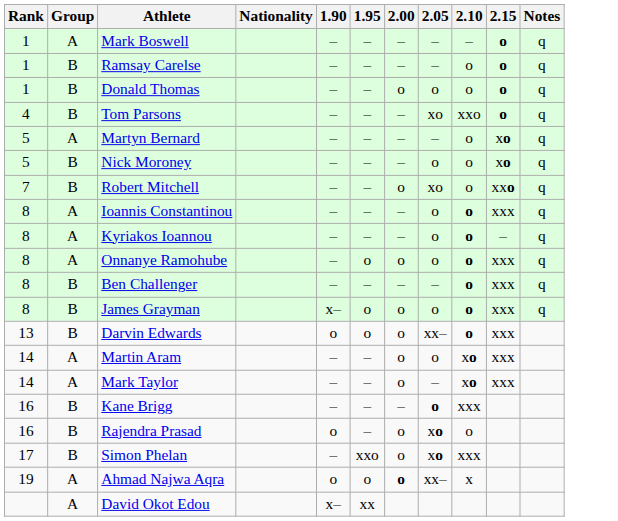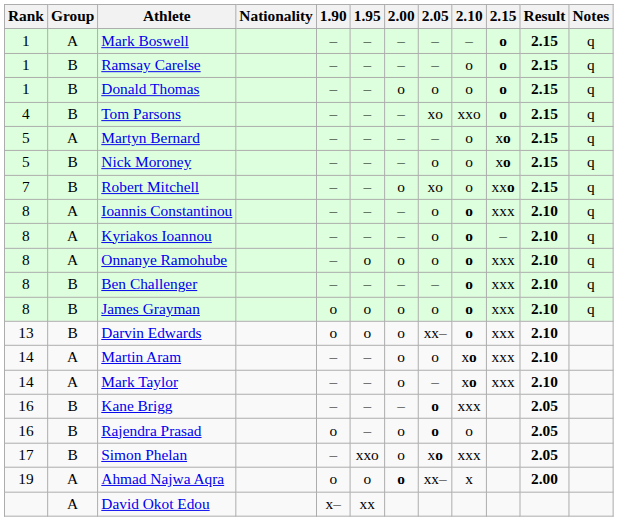+ column: (545, 16)
(333, 308) x– -> (333, 308) o
(435, 430) xo -> (435, 430) o
